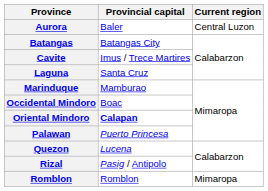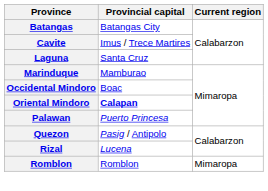- row: (51, 27)
(116, 149) Lucena -> (133, 133) Pasig / Antipolo
(133, 164) Pasig / Antipolo -> (116, 149) Lucena
